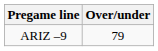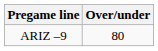(118, 35) 79 -> (118, 35) 80
